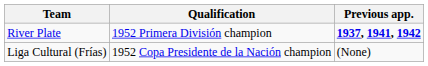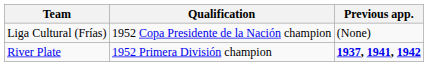rows swapped: (34, 33) <-> (57, 52)
